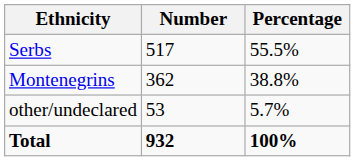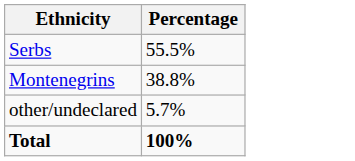- column: (193, 19)
